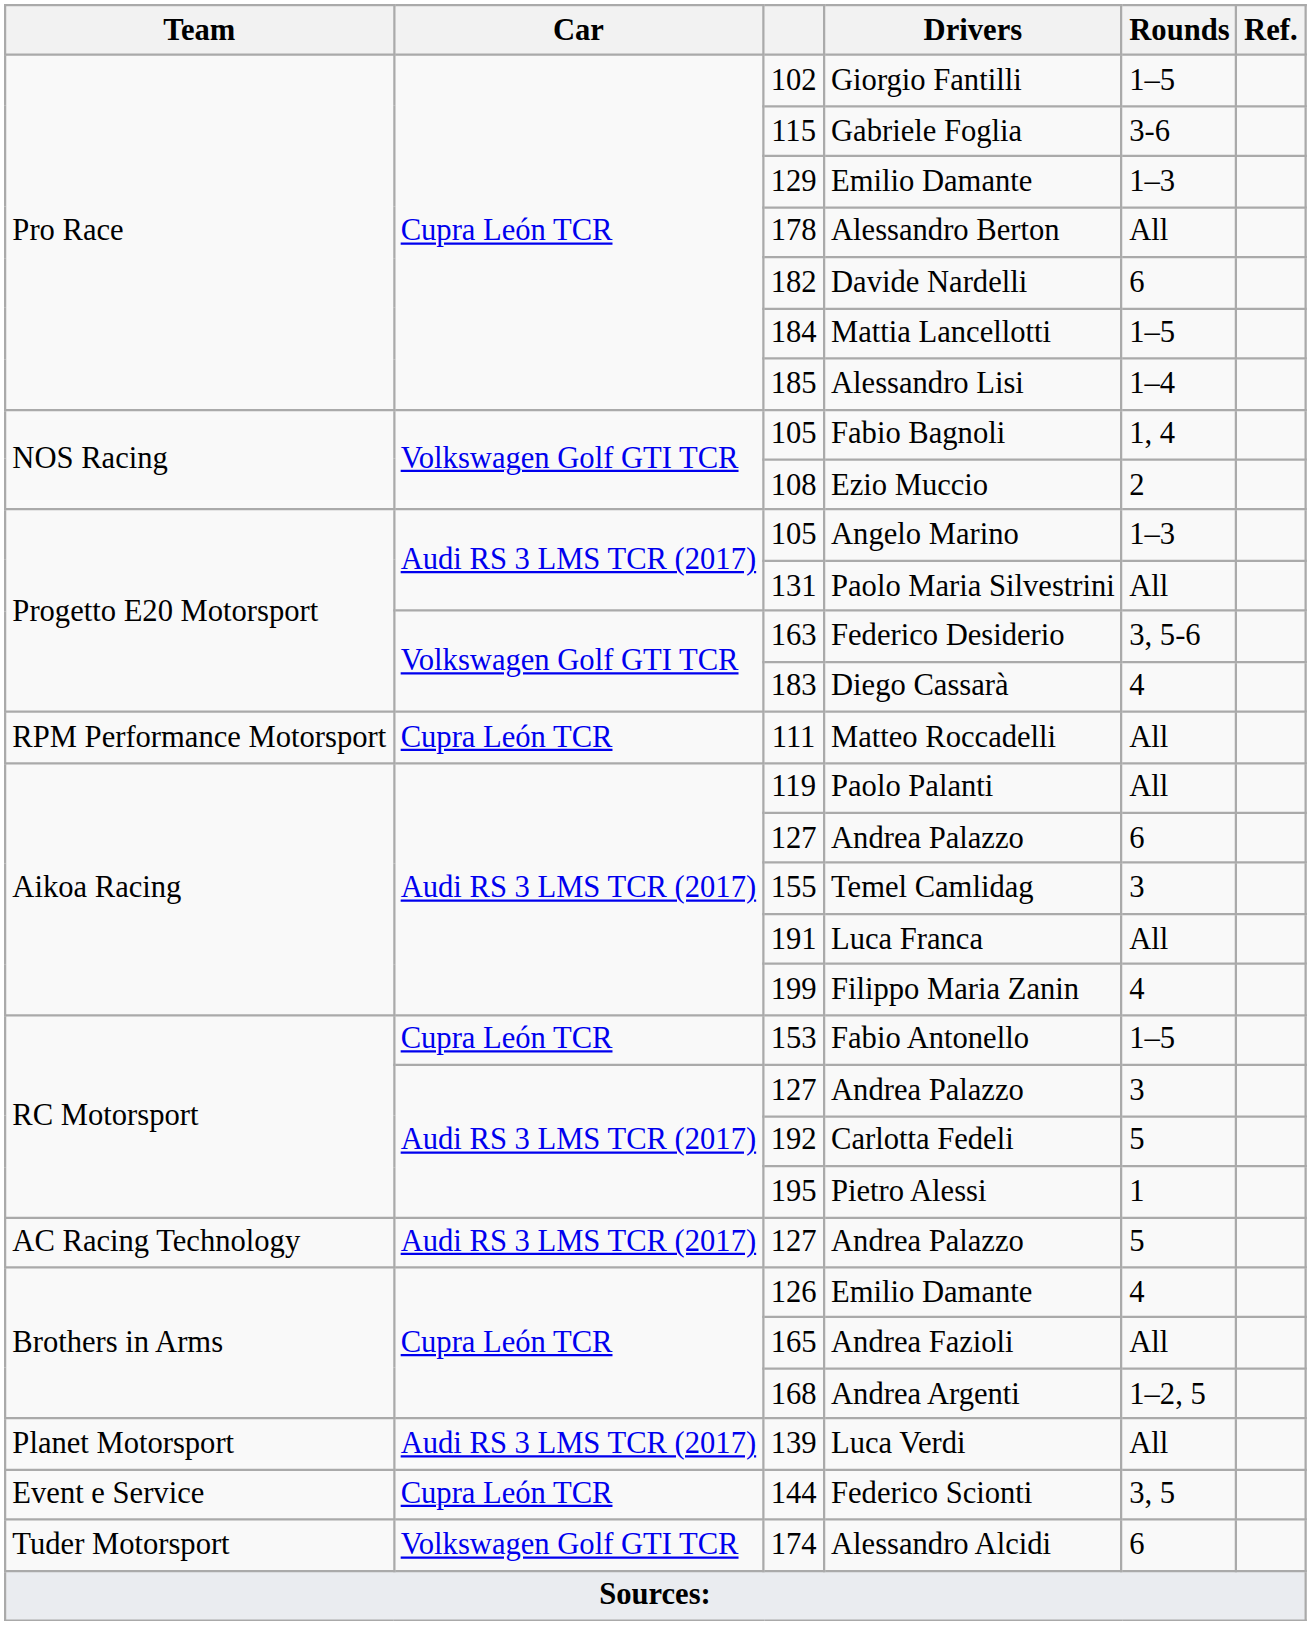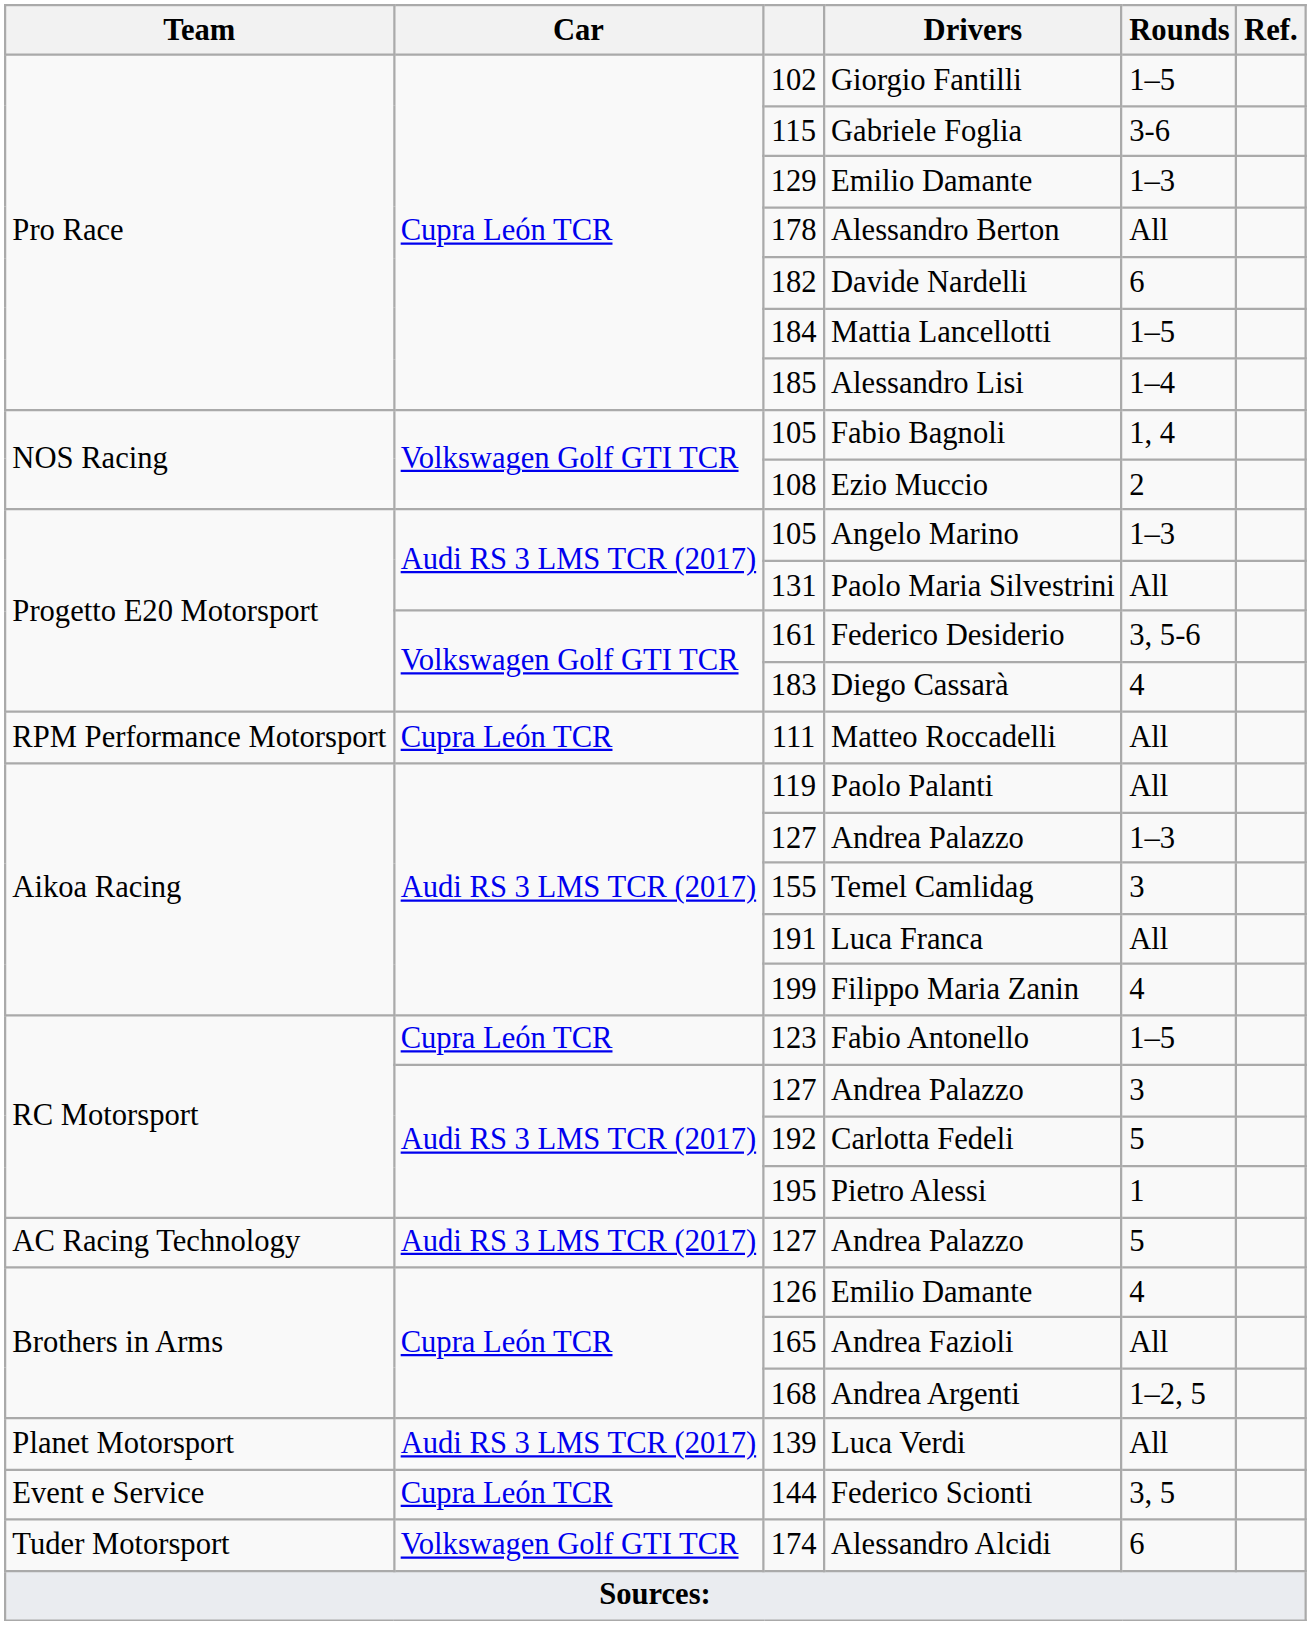(794, 635) 163 -> (794, 635) 161
(1137, 837) 6 -> (1152, 837) 1–3
(794, 1039) 153 -> (794, 1039) 123
